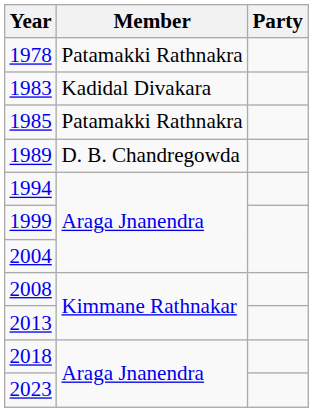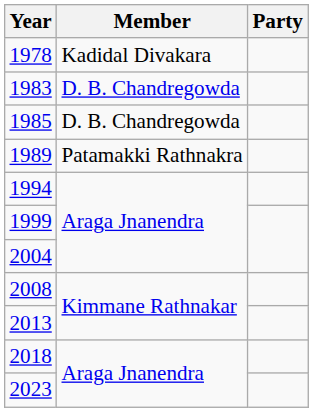(152, 54) Patamakki Rathnakra -> (136, 54) Kadidal Divakara
(136, 88) Kadidal Divakara -> (151, 88) D. B. Chandregowda
(152, 121) Patamakki Rathnakra -> (151, 121) D. B. Chandregowda
(151, 155) D. B. Chandregowda -> (152, 155) Patamakki Rathnakra
